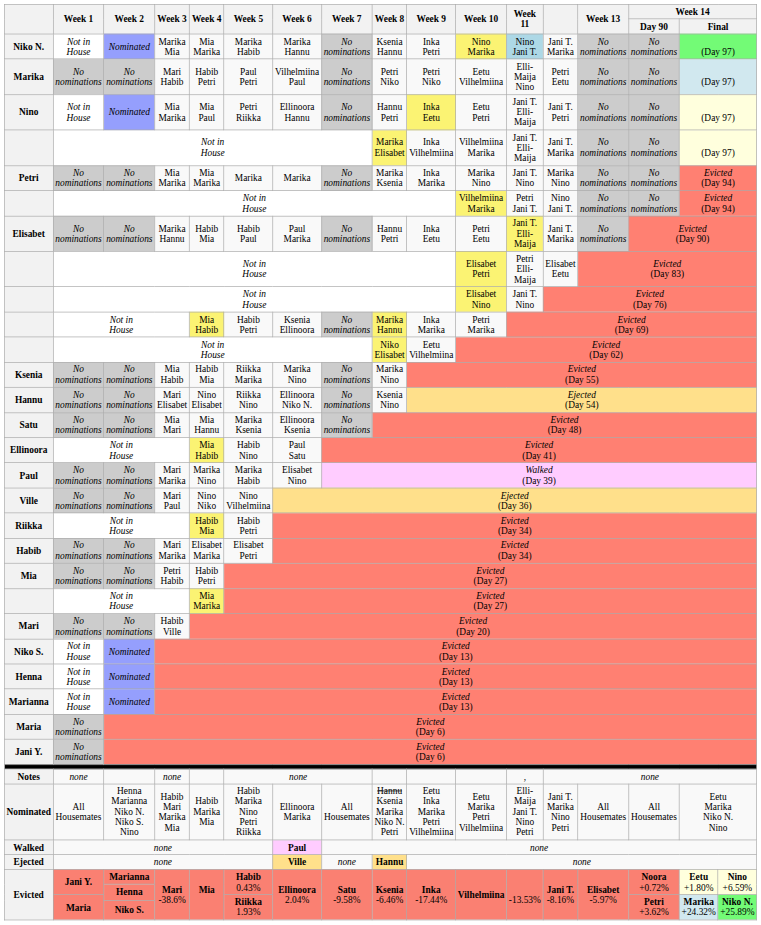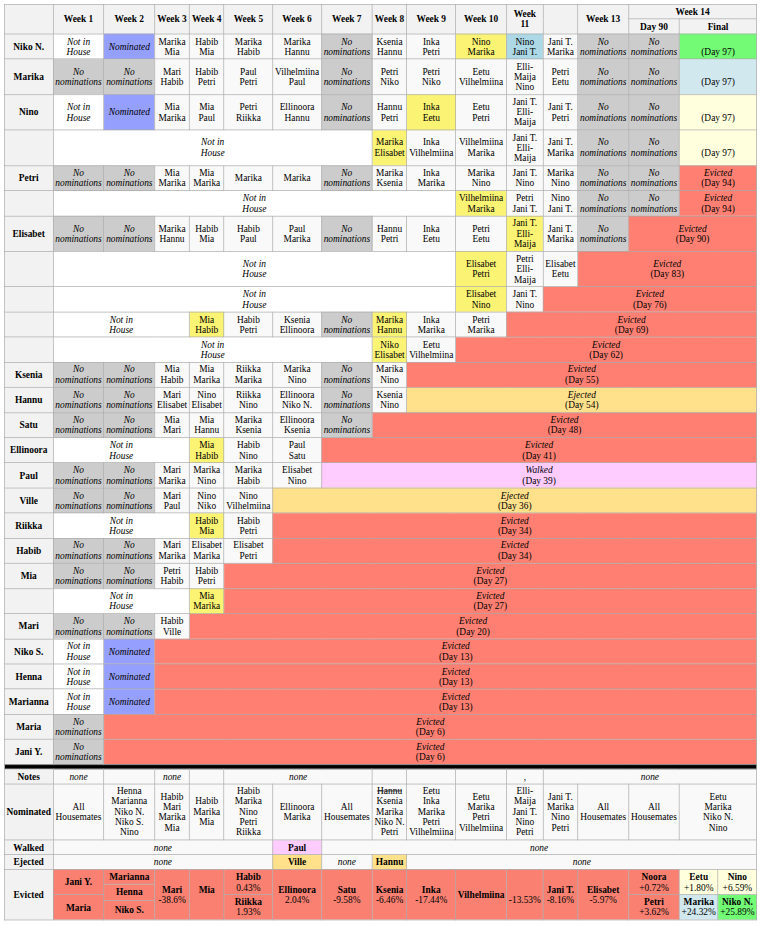(207, 46) Mia Marika -> (207, 46) Habib Mia
(207, 374) Habib Mia -> (207, 374) Mia Marika
